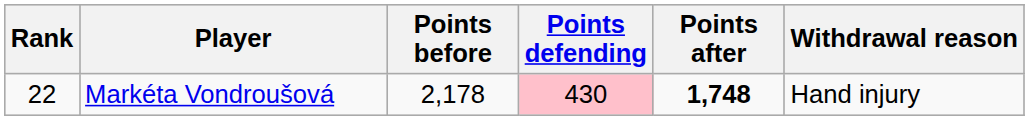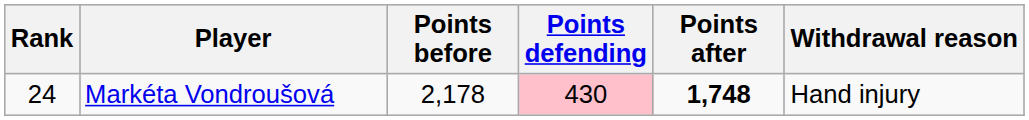(42, 94) 22 -> (42, 94) 24
